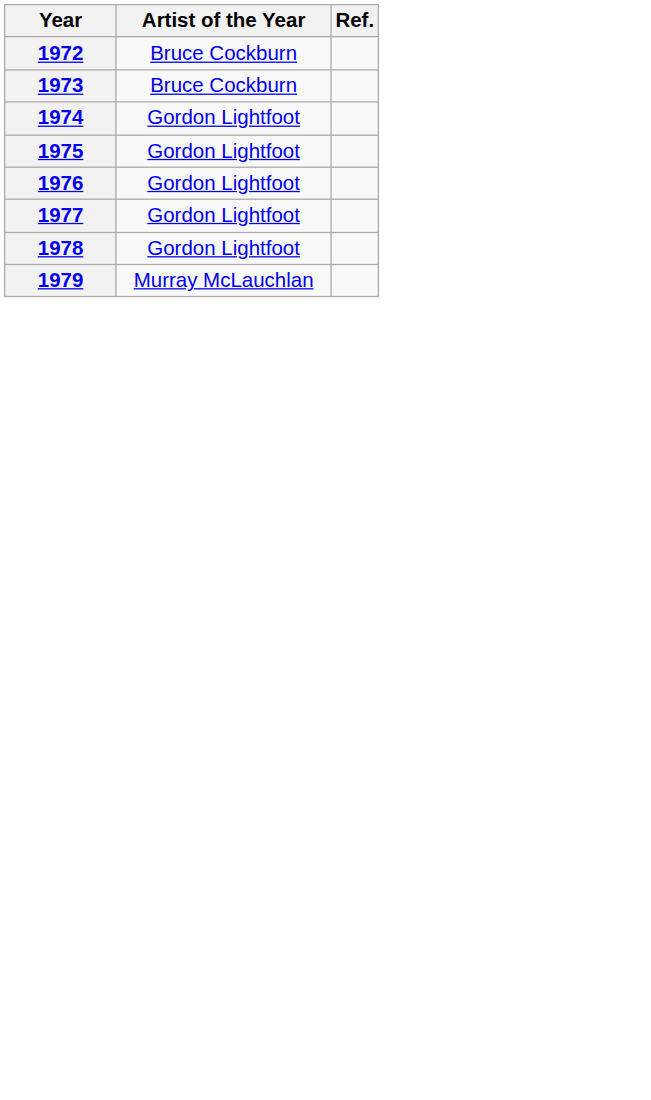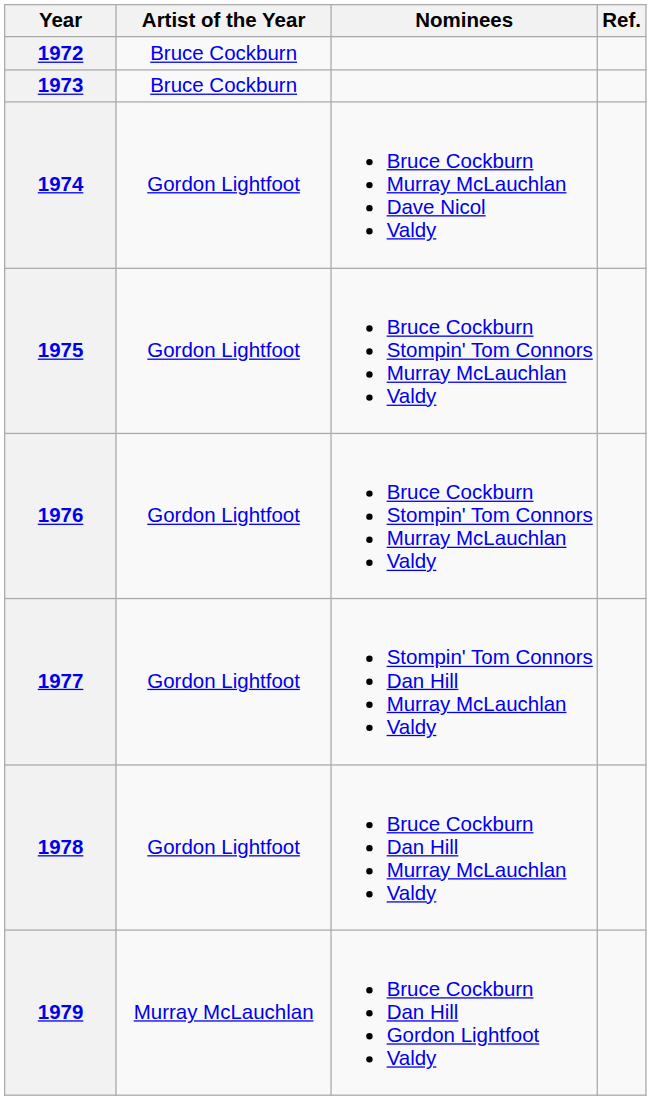+ column: (464, 20)
